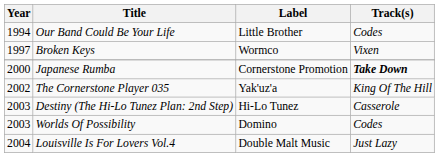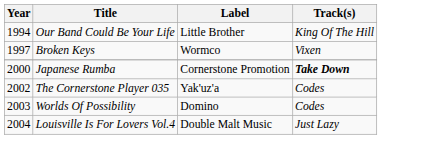(368, 32) Codes -> (335, 32) King Of The Hill
(393, 87) King Of The Hill -> (310, 87) Codes
- row: (134, 106)
